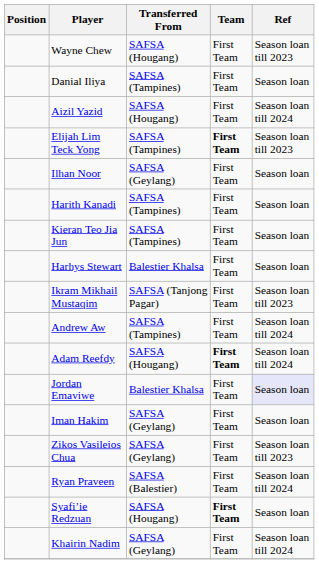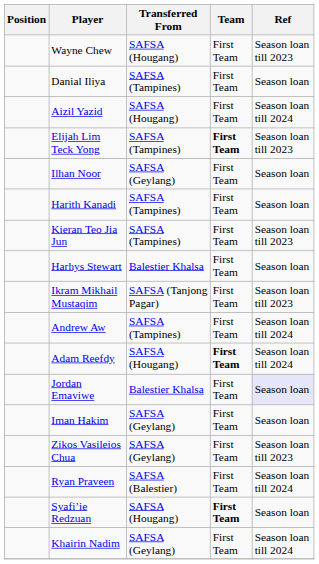(282, 235) Season loan -> (282, 235) Season loan till 2023
